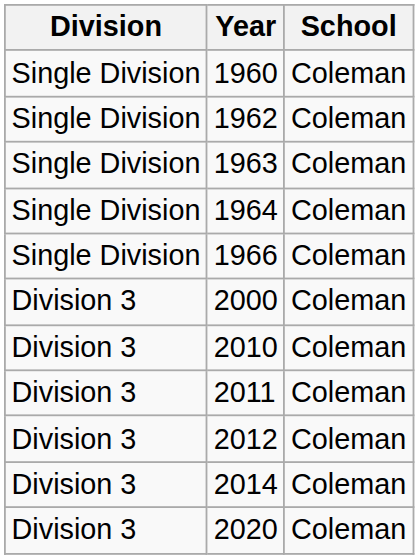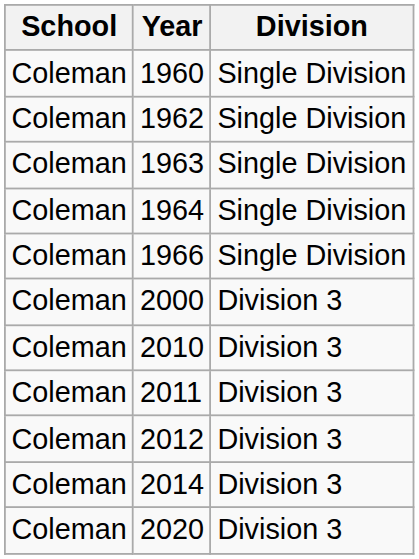columns swapped: (349, 27) <-> (106, 27)
